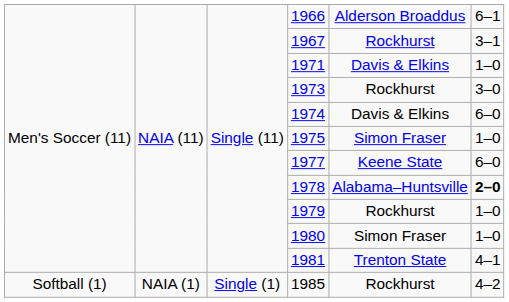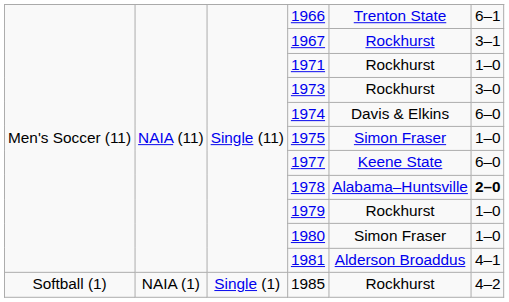(400, 16) Alderson Broaddus -> (400, 16) Trenton State
(400, 65) Davis & Elkins -> (400, 65) Rockhurst
(400, 260) Trenton State -> (400, 260) Alderson Broaddus
